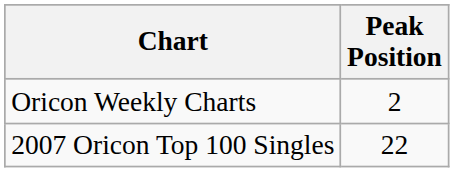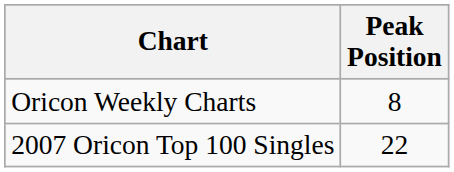(395, 100) 2 -> (395, 100) 8
